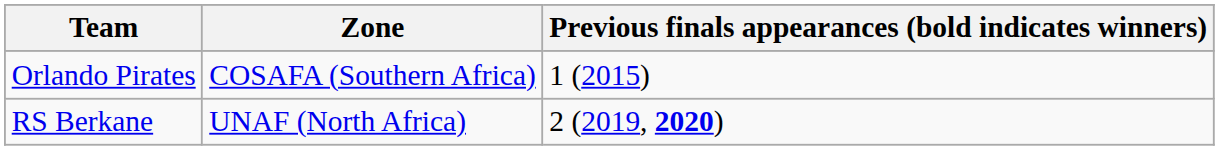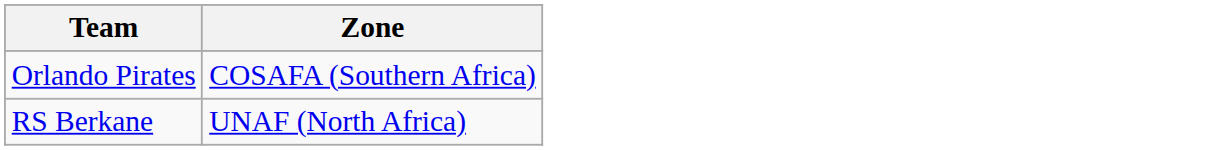- column: (878, 27)
